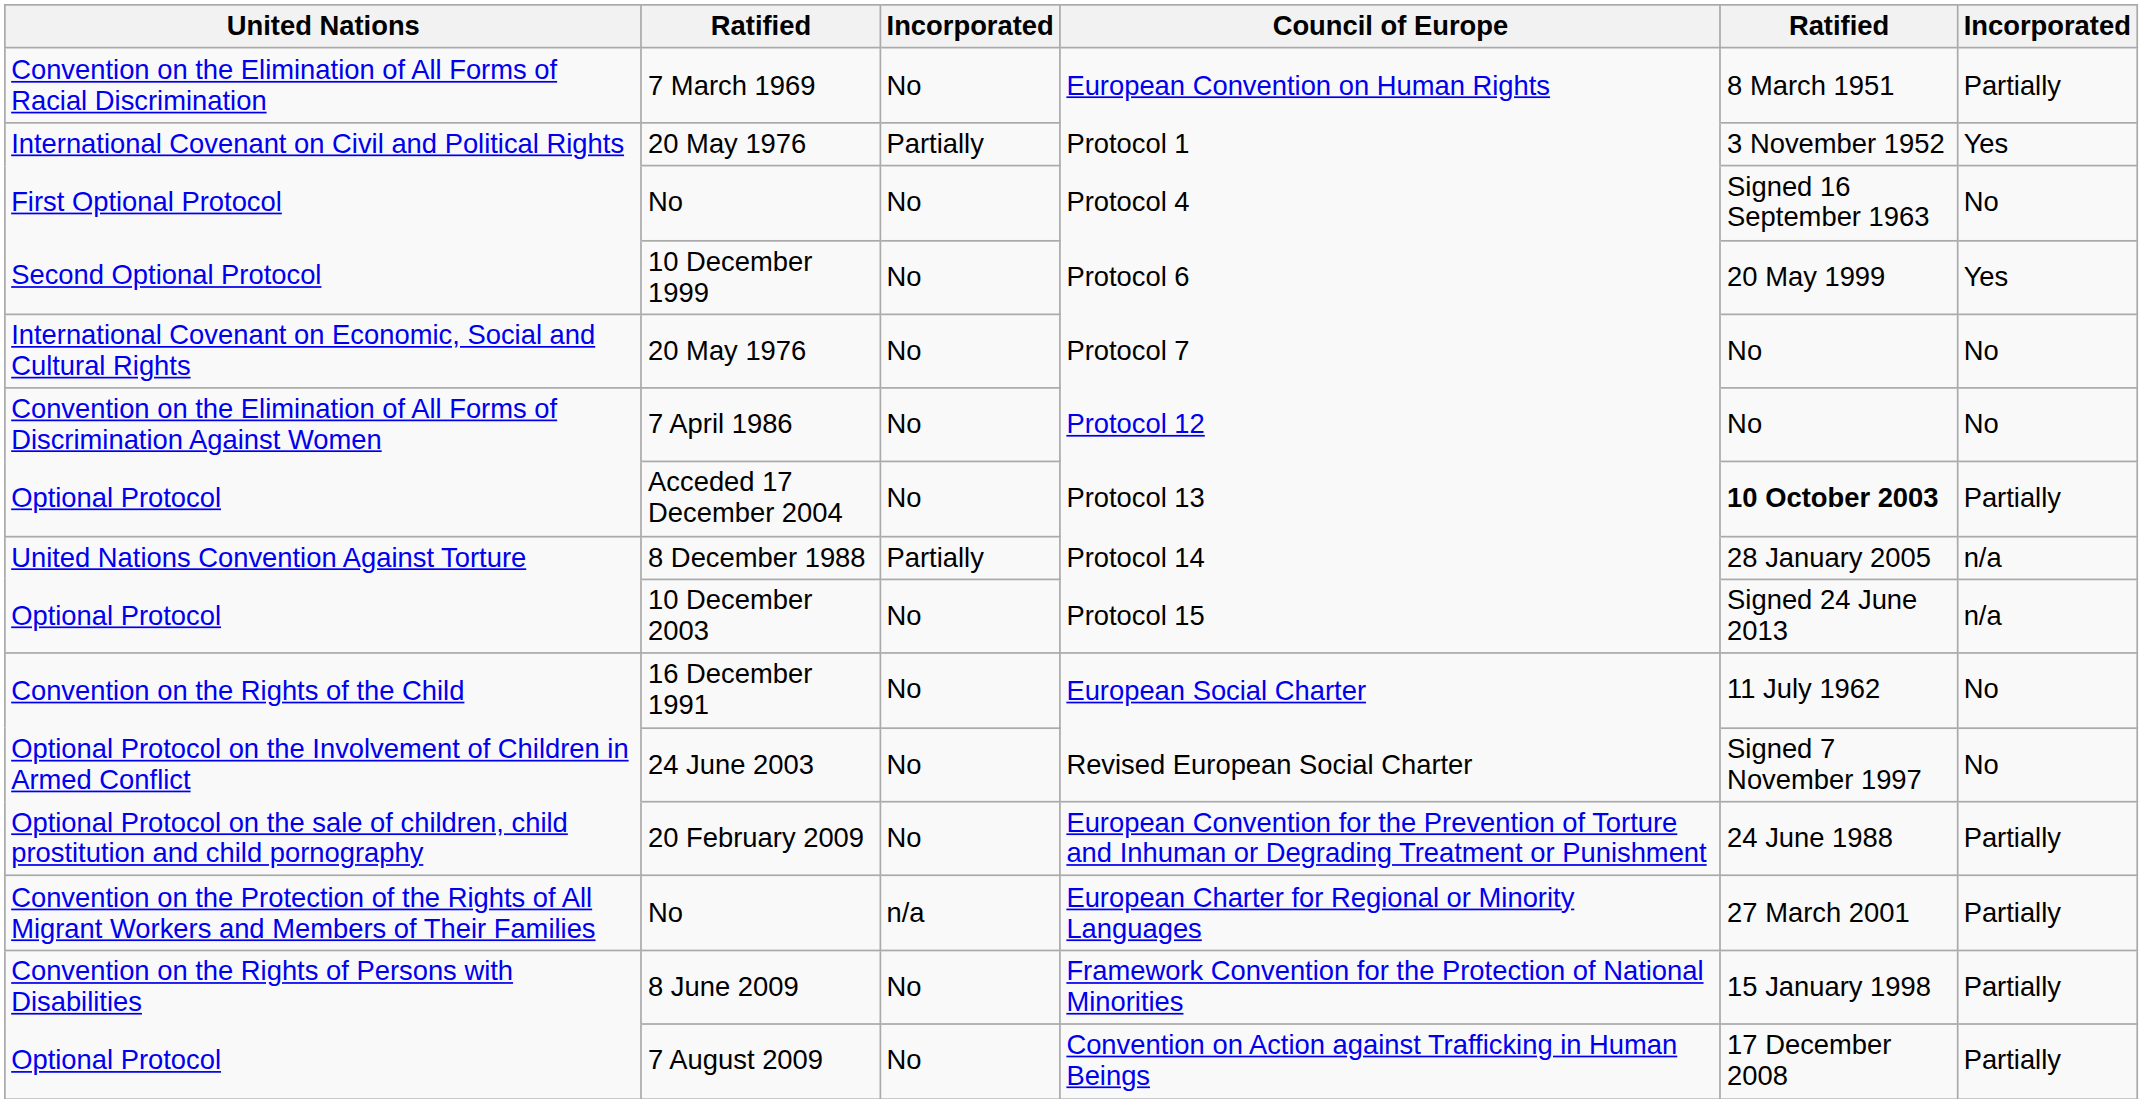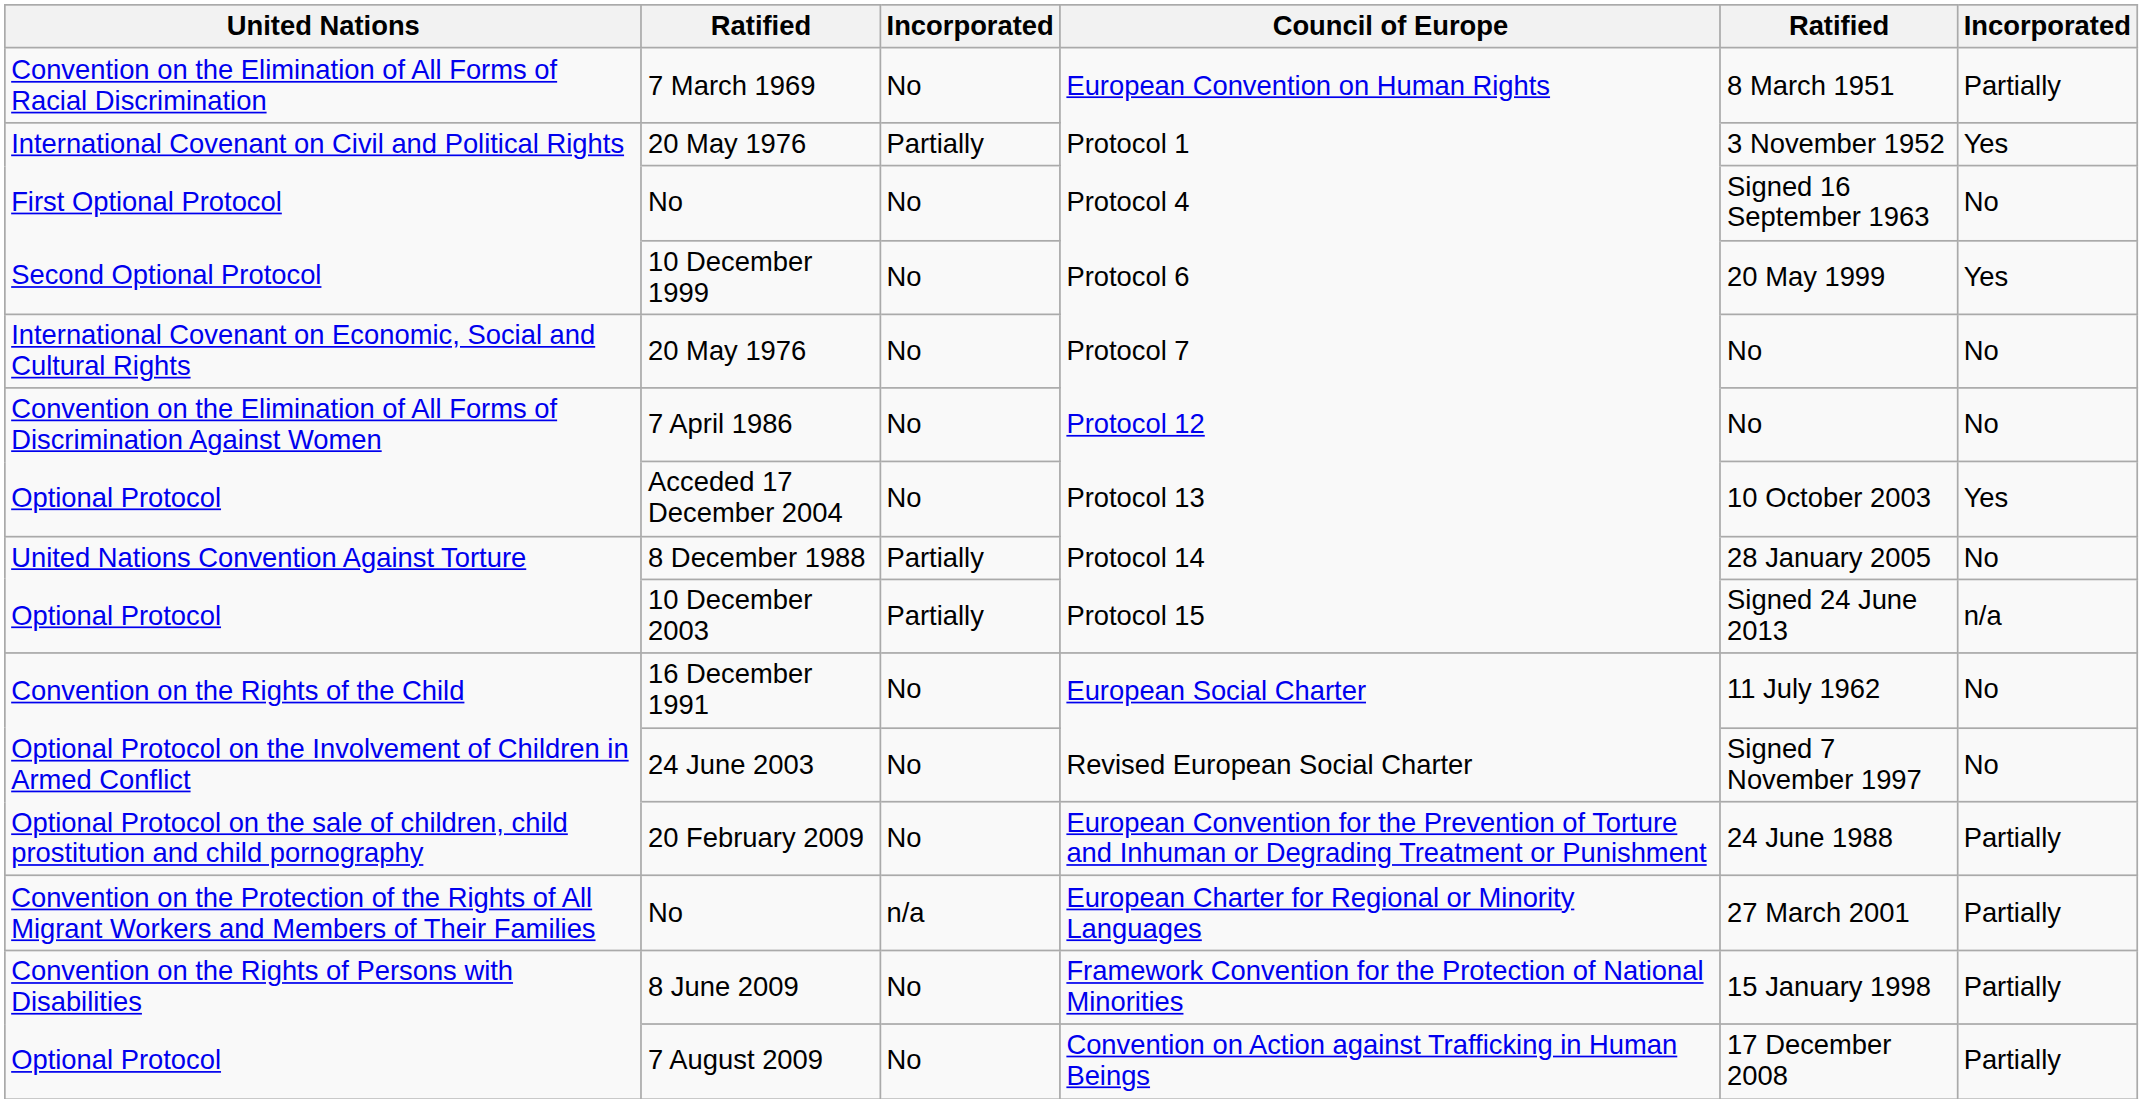(1833, 498) bold -> (1829, 498) normal
(2012, 498) Partially -> (1986, 498) Yes
(1983, 557) n/a -> (1981, 557) No
(904, 615) No -> (935, 615) Partially
